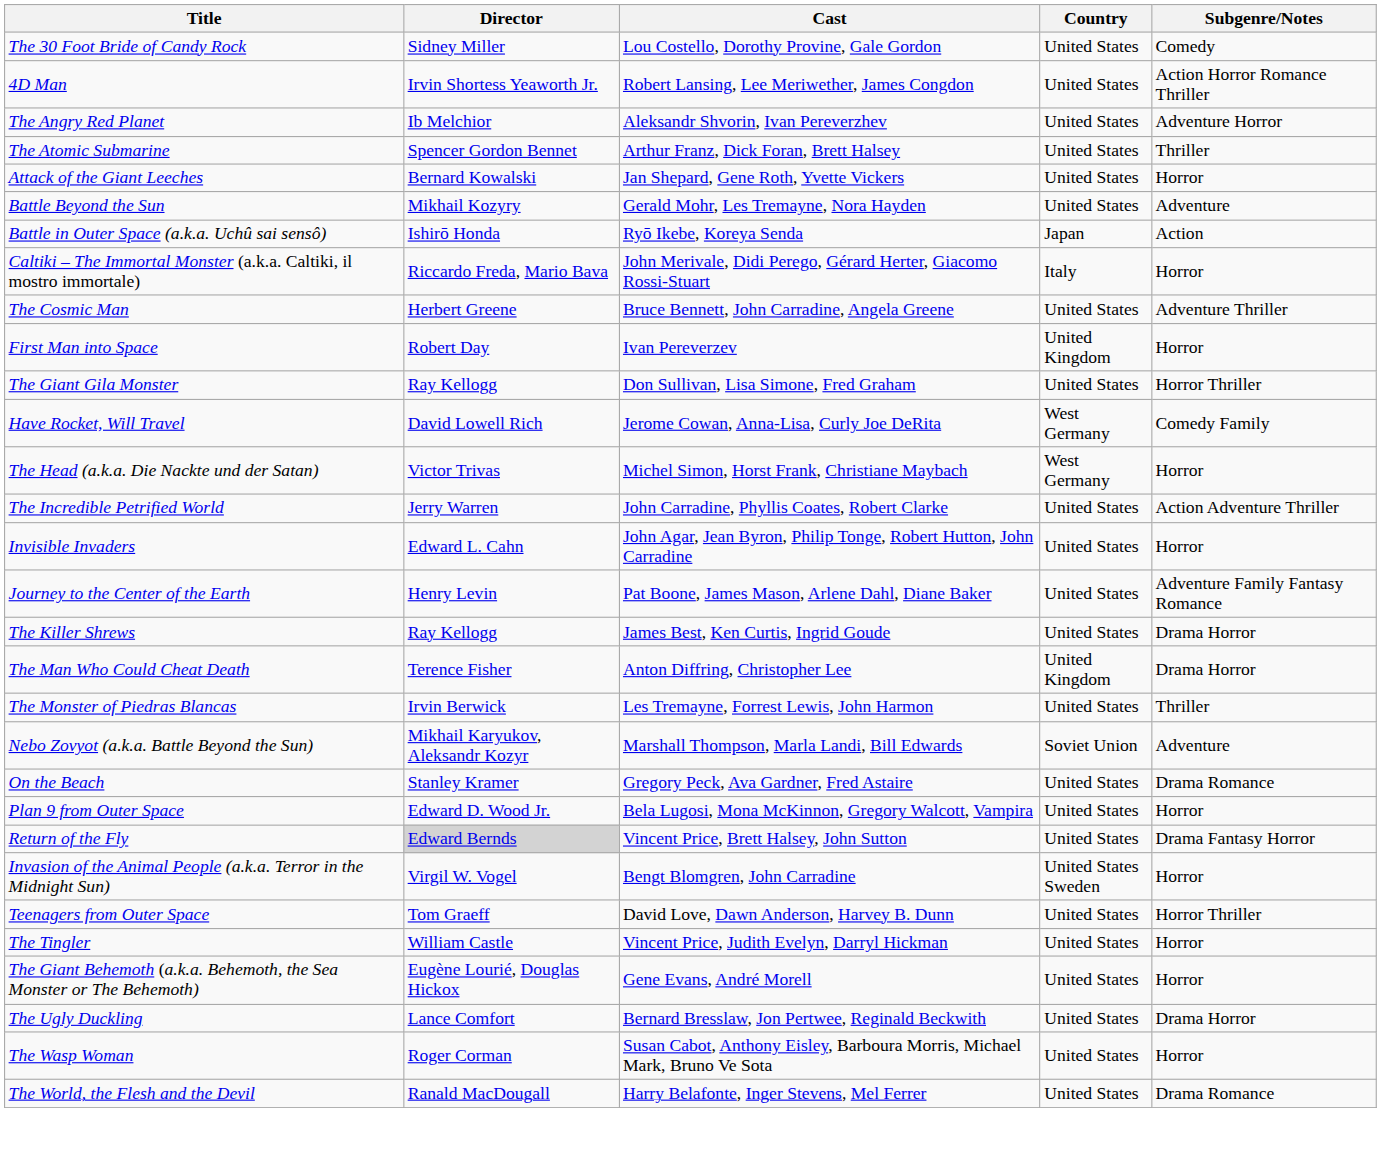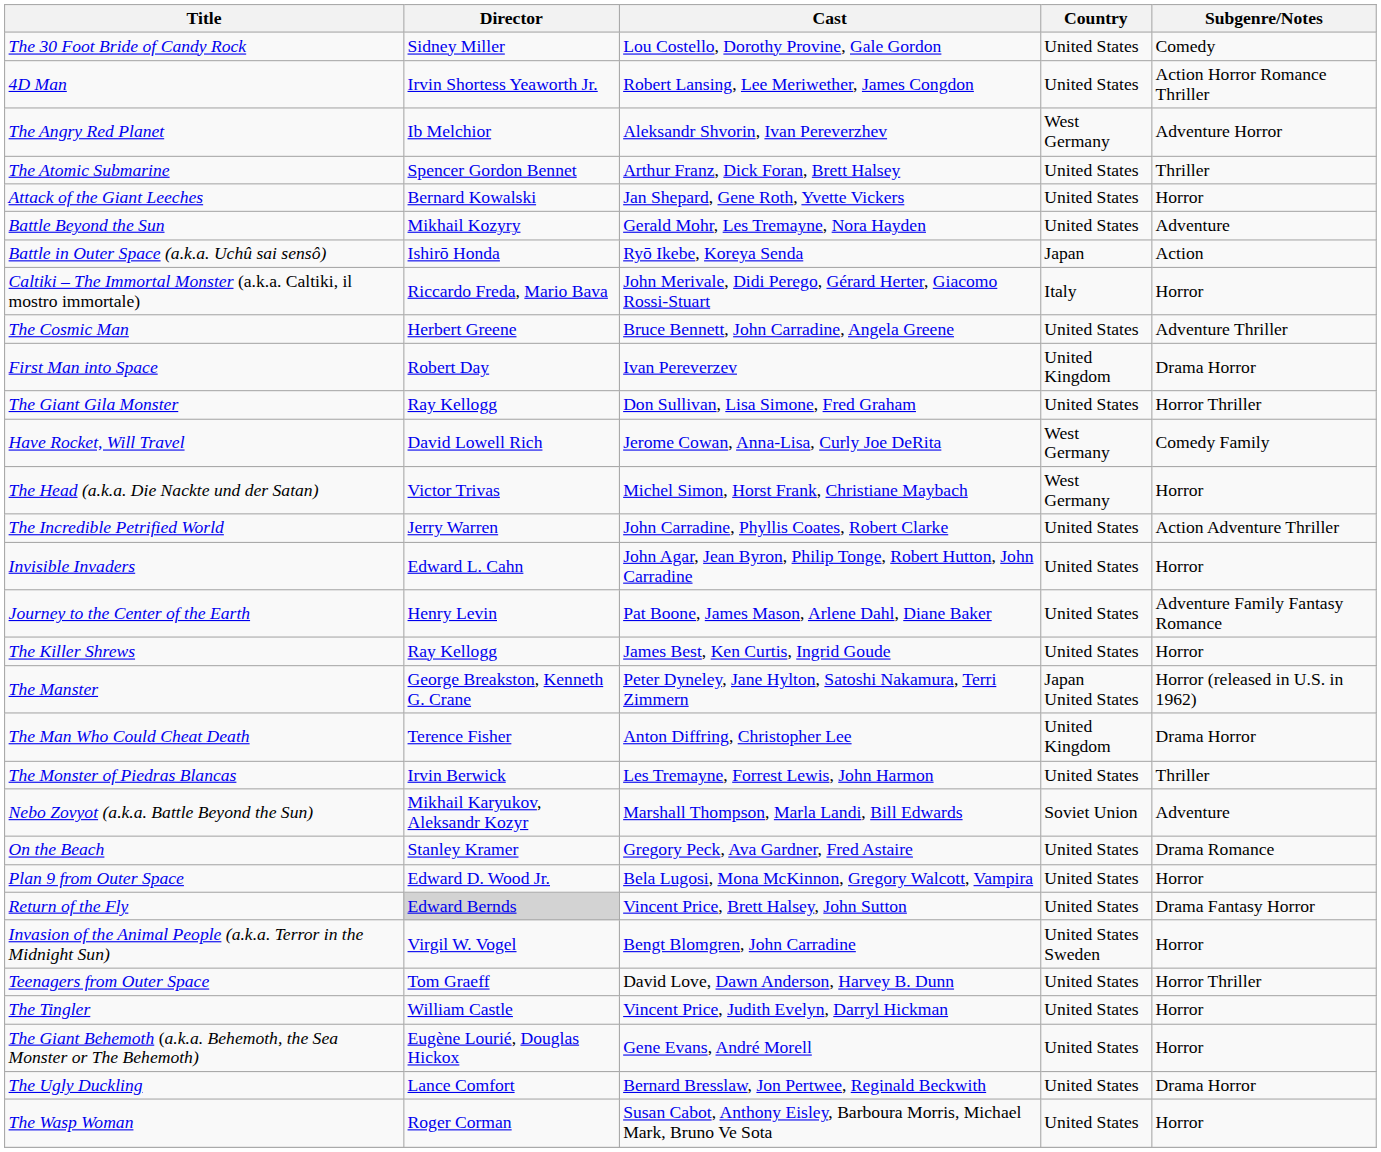(1091, 121) United States -> (1077, 131) West Germany
(1179, 347) Horror -> (1206, 366) Drama Horror
(1206, 631) Drama Horror -> (1180, 651) Horror
+ row: (53, 689)
- row: (132, 1093)
